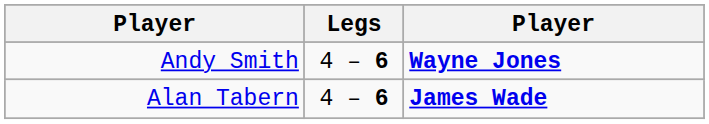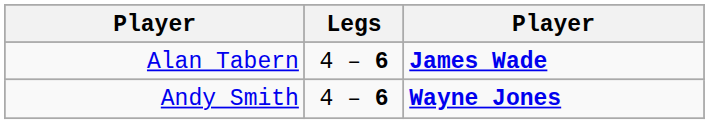rows swapped: (230, 61) <-> (223, 99)
